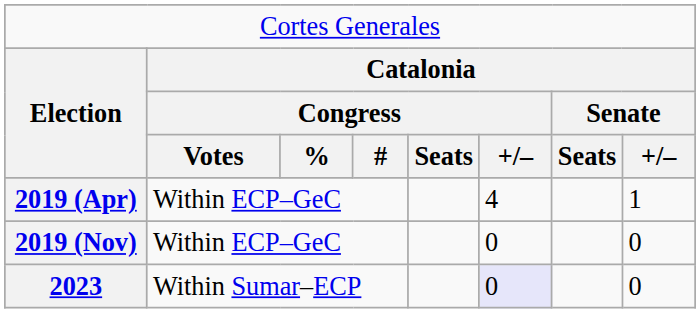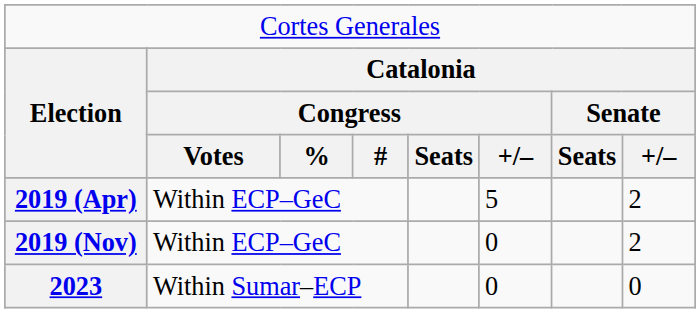(492, 199) 4 -> (492, 199) 5
(635, 199) 1 -> (635, 199) 2
(635, 243) 0 -> (635, 243) 2
(492, 286) lavender background -> (492, 286) no background
